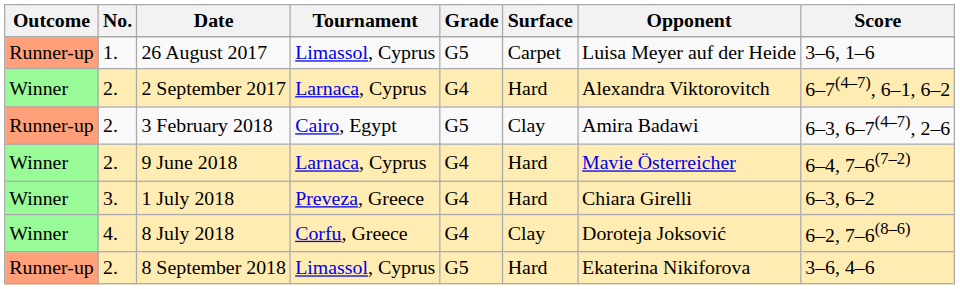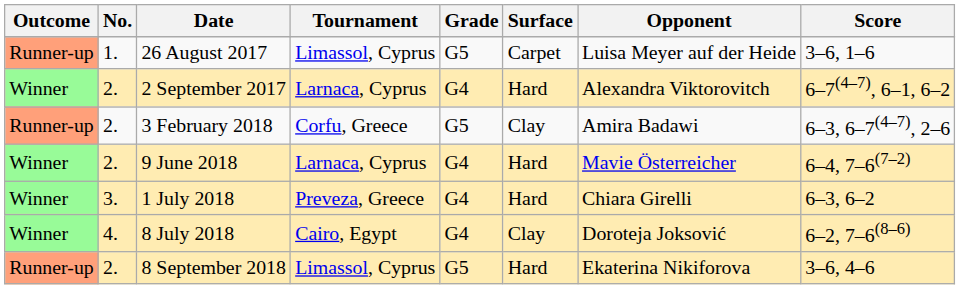(346, 124) Cairo, Egypt -> (351, 124) Corfu, Greece
(351, 232) Corfu, Greece -> (346, 232) Cairo, Egypt
